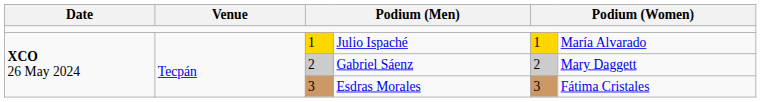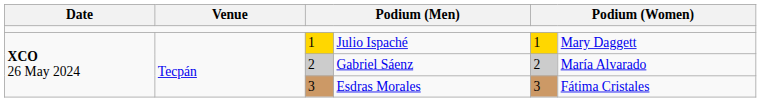(604, 43) María Alvarado -> (599, 43) Mary Daggett
(599, 64) Mary Daggett -> (604, 64) María Alvarado
